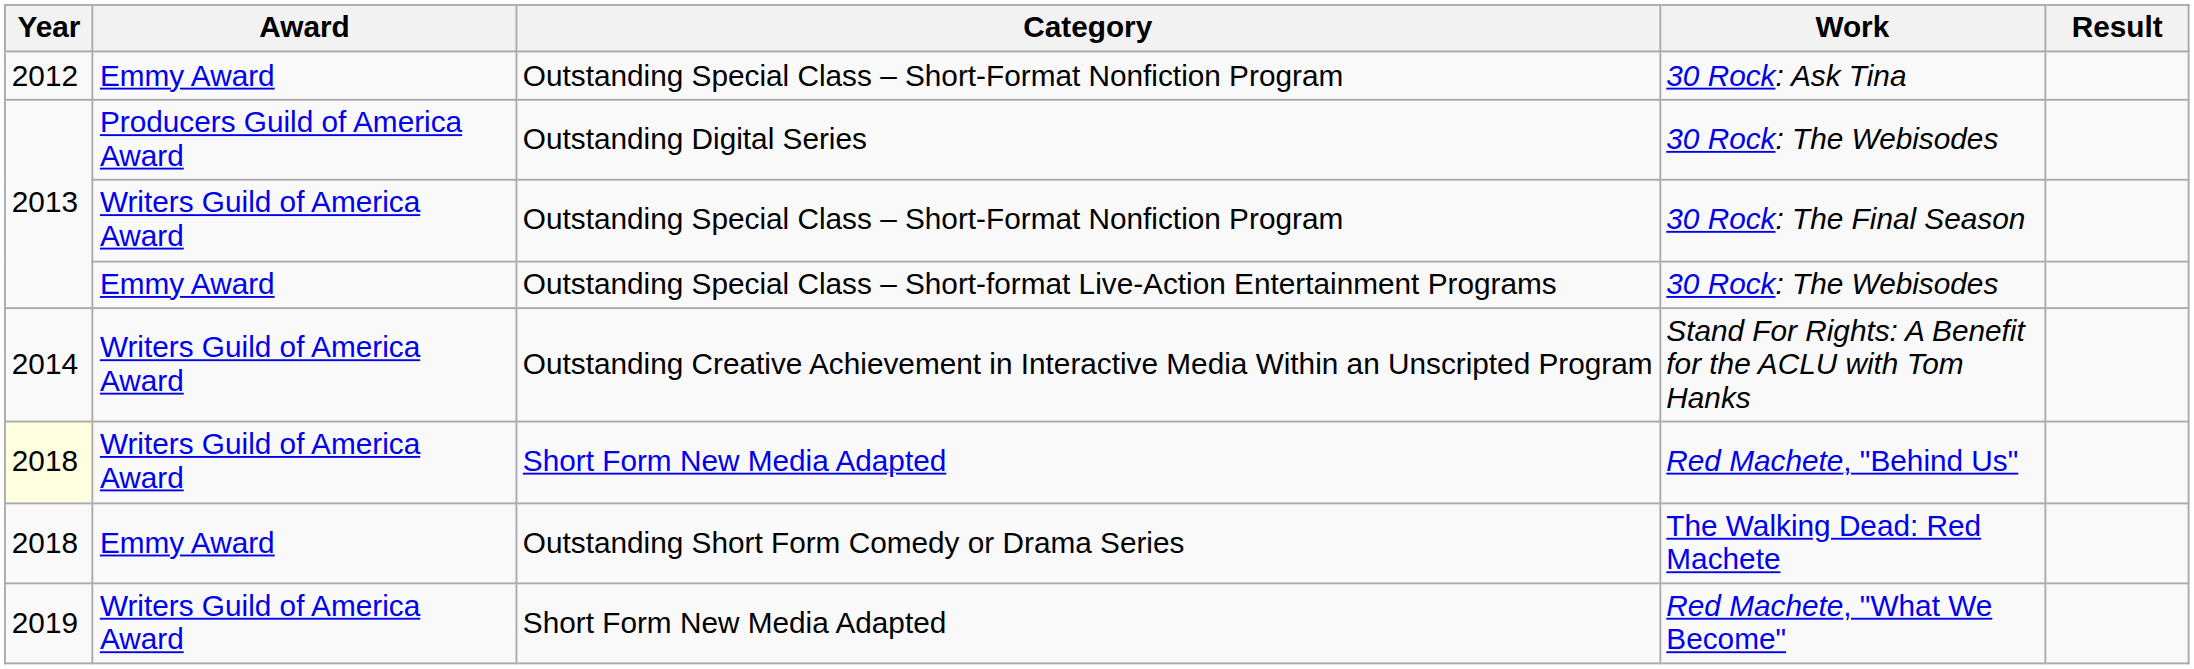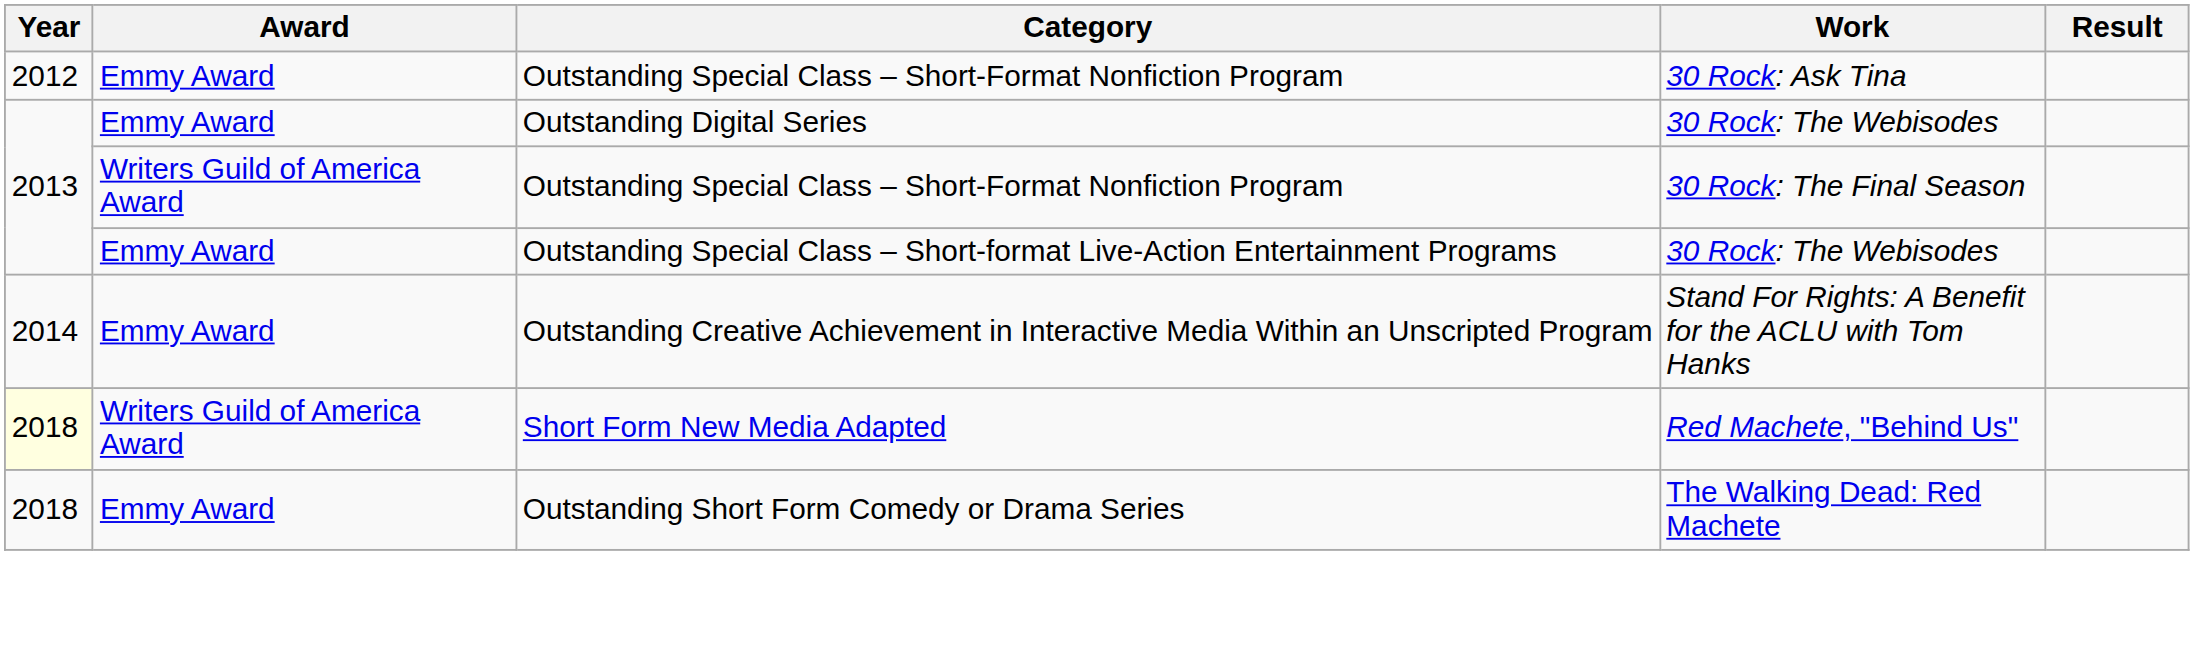(281, 139) Producers Guild of America Award -> (187, 122) Emmy Award
(260, 364) Writers Guild of America Award -> (187, 331) Emmy Award
- row: (735, 623)
